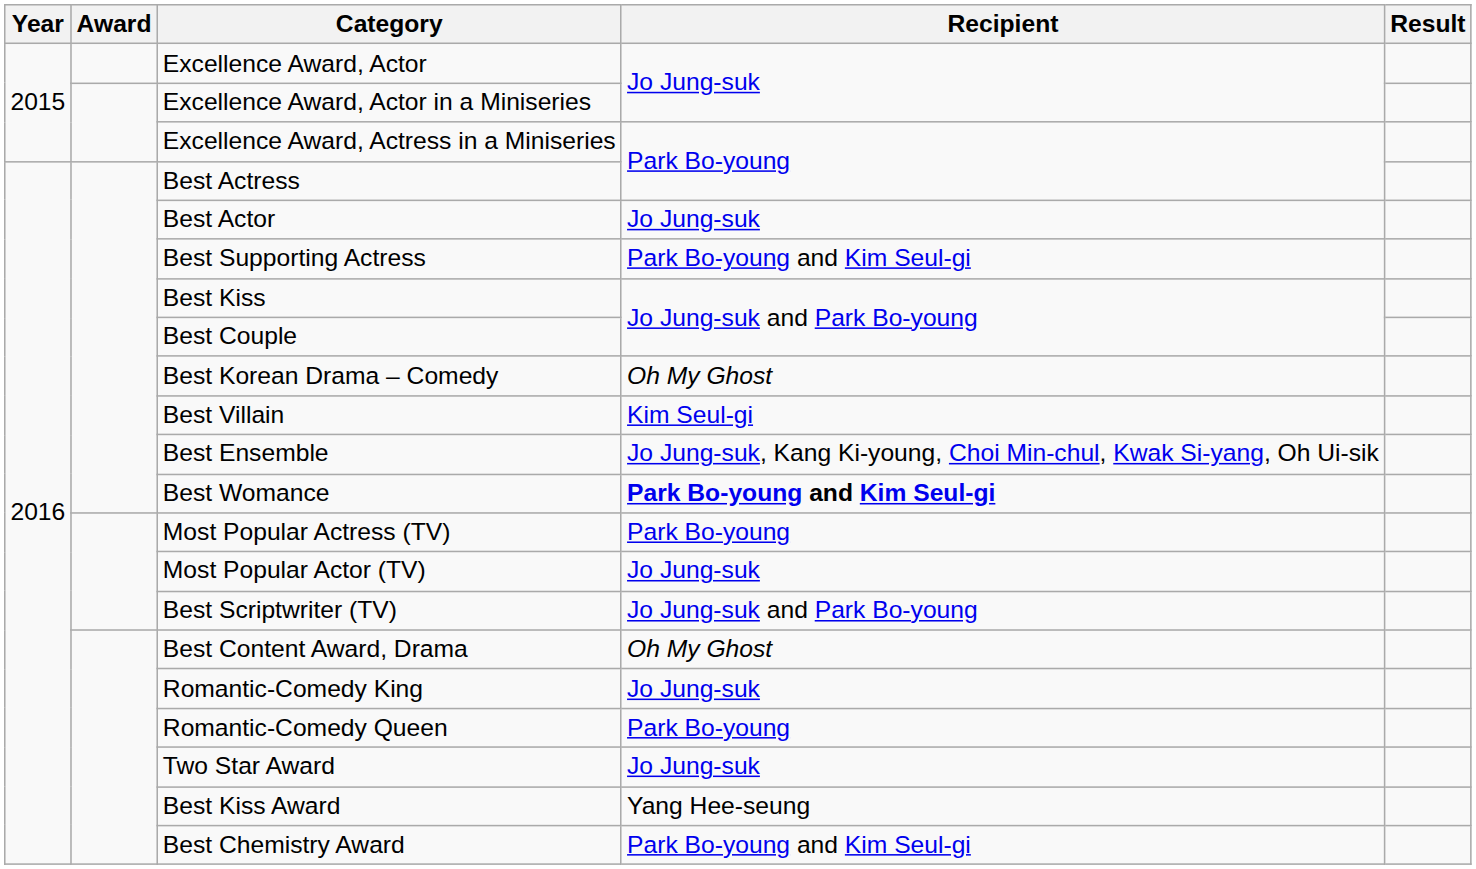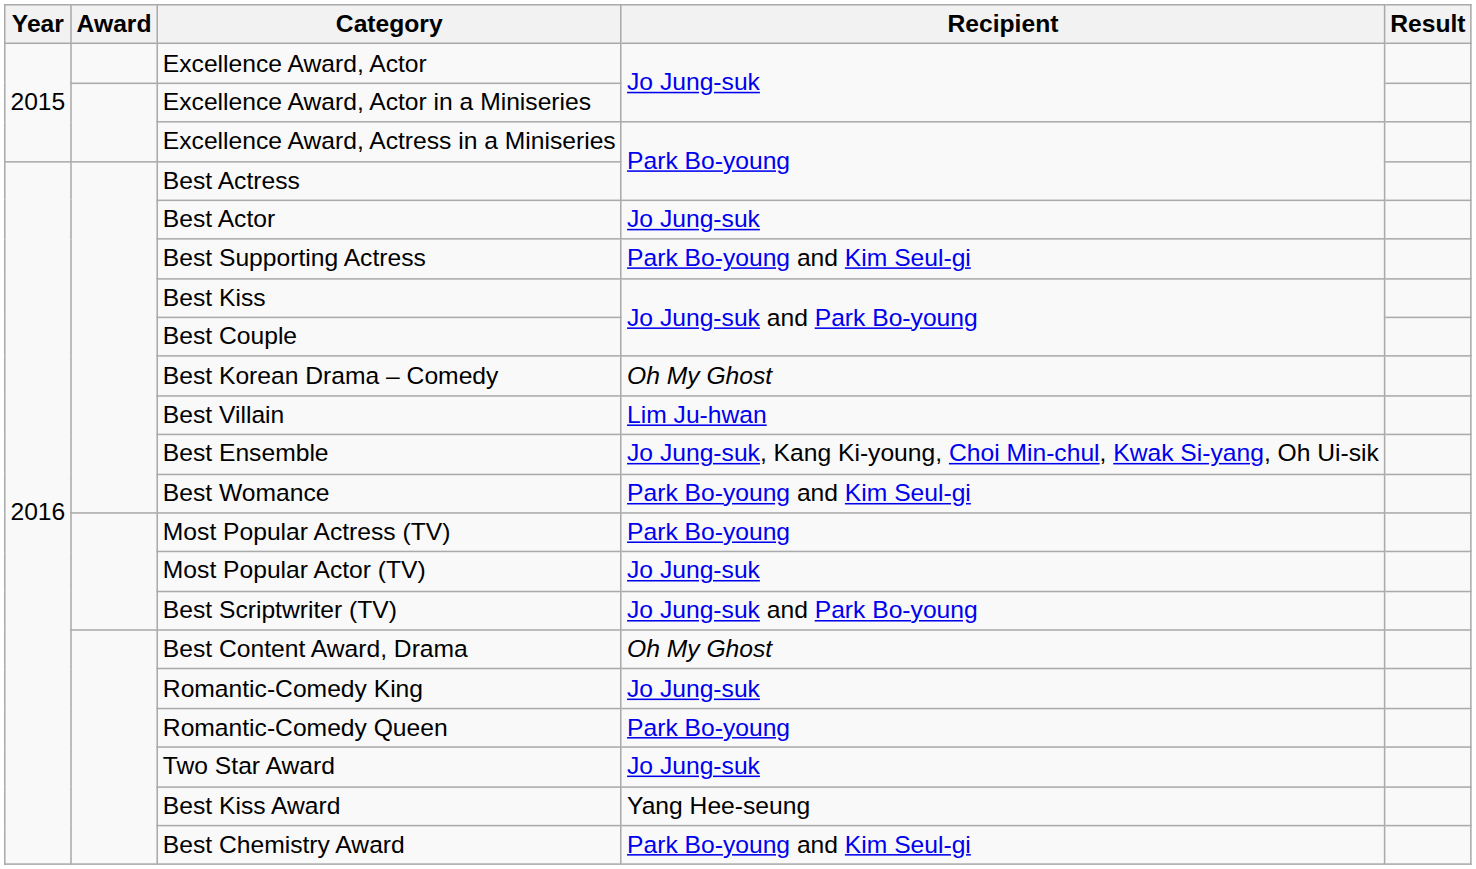(690, 414) Kim Seul-gi -> (697, 414) Lim Ju-hwan
(811, 492) bold -> (799, 492) normal
